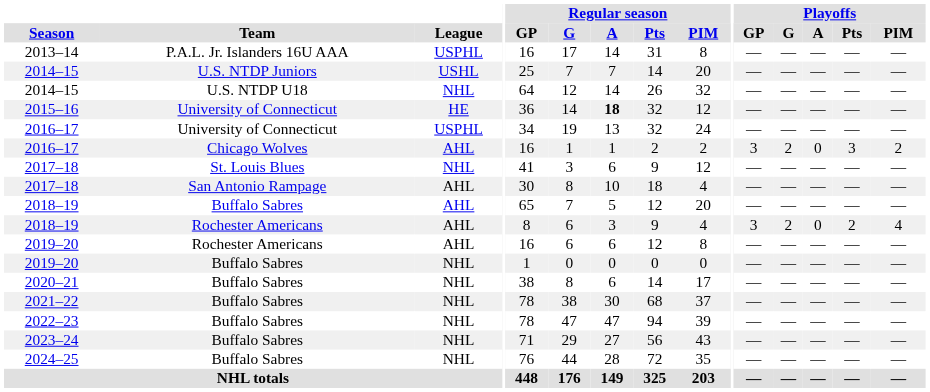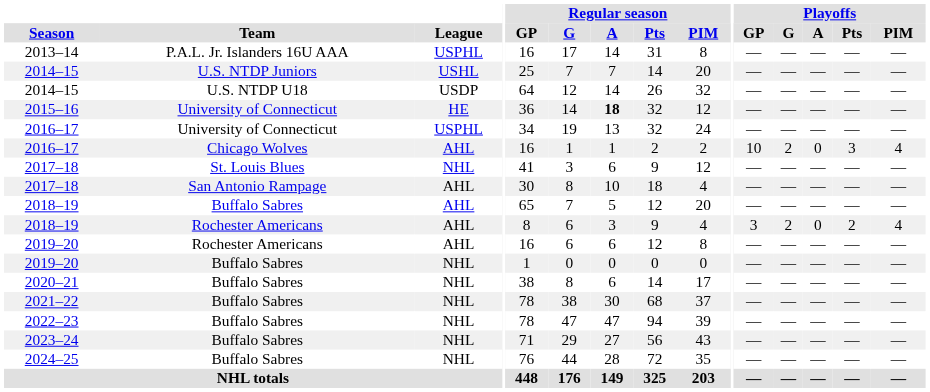(459, 90) NHL -> (459, 90) USDP
(754, 148) 3 -> (754, 148) 10
(898, 148) 2 -> (898, 148) 4
